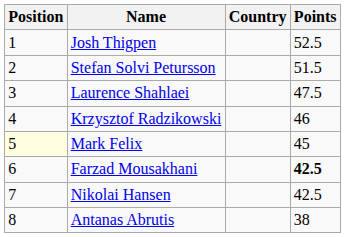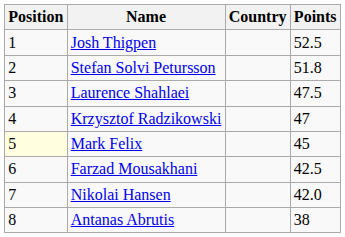(308, 67) 51.5 -> (308, 67) 51.8
(302, 118) 46 -> (302, 118) 47
(308, 169) bold -> (308, 169) normal
(308, 194) 42.5 -> (308, 194) 42.0
